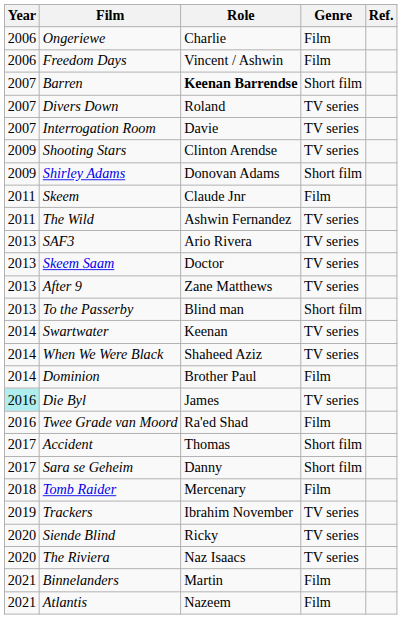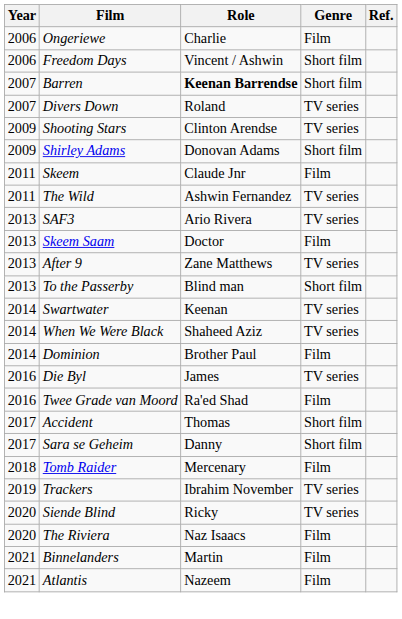(317, 60) Film -> (333, 60) Short film
- row: (99, 128)
(331, 264) TV series -> (317, 241) Film
(22, 399) paleturquoise background -> (22, 377) no background
(331, 557) TV series -> (317, 535) Film
